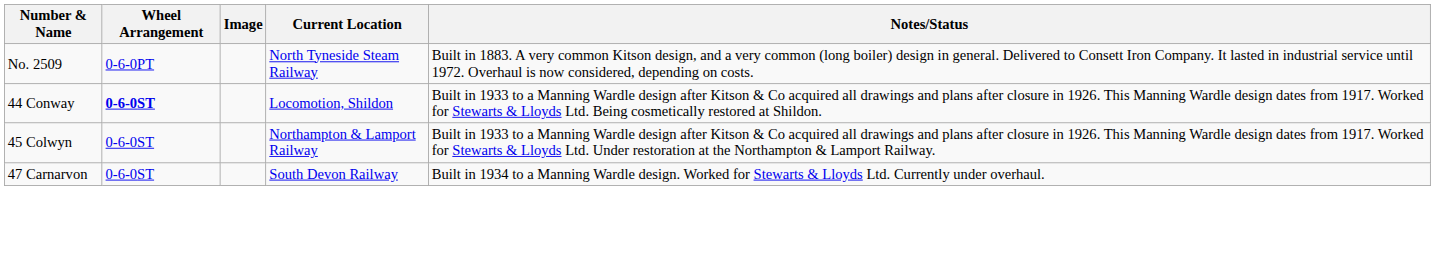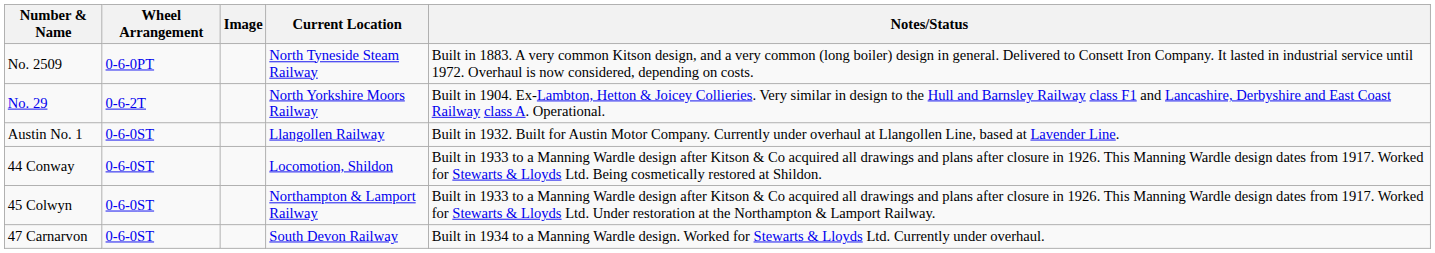+ row: (28, 103)
+ row: (45, 134)
(130, 103) bold -> (130, 165) normal
